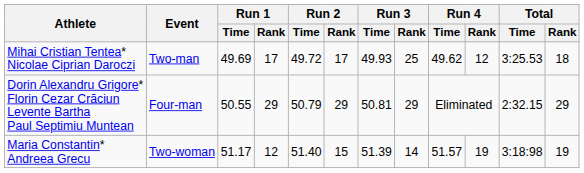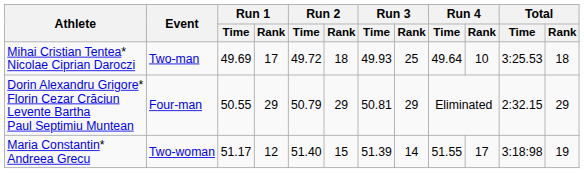(341, 59) 17 -> (341, 59) 18
(447, 59) 49.62 -> (447, 59) 49.64
(482, 59) 12 -> (482, 59) 10
(447, 152) 51.57 -> (447, 152) 51.55
(482, 152) 19 -> (482, 152) 17
